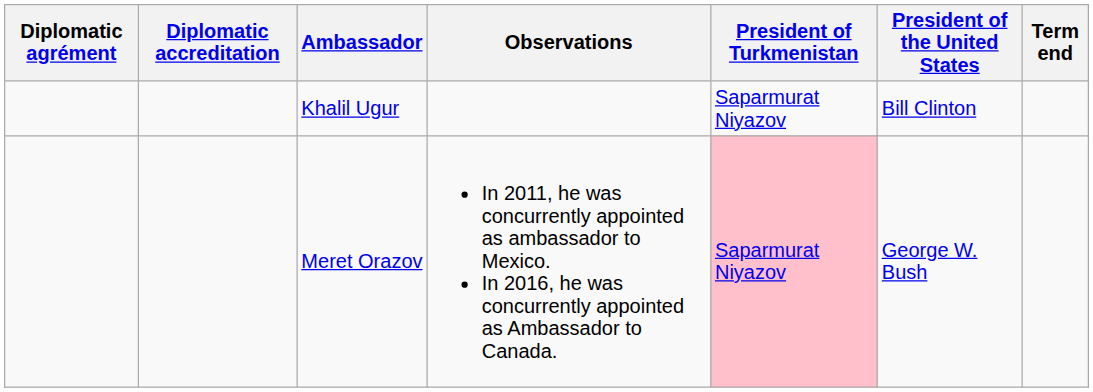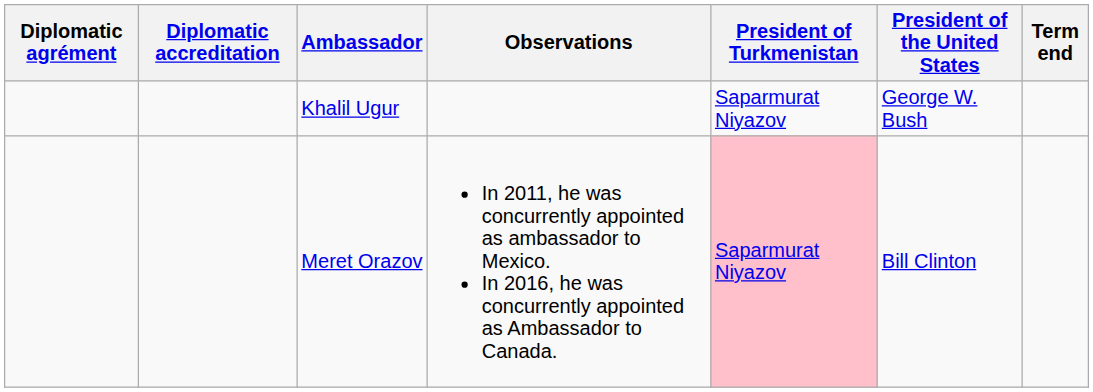(929, 108) Bill Clinton -> (930, 108) George W. Bush
(930, 261) George W. Bush -> (929, 261) Bill Clinton
